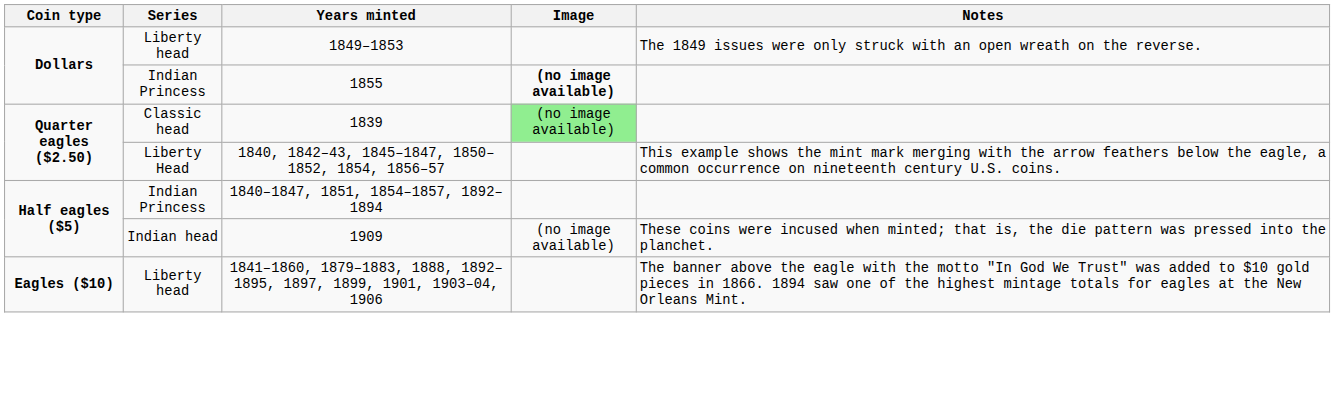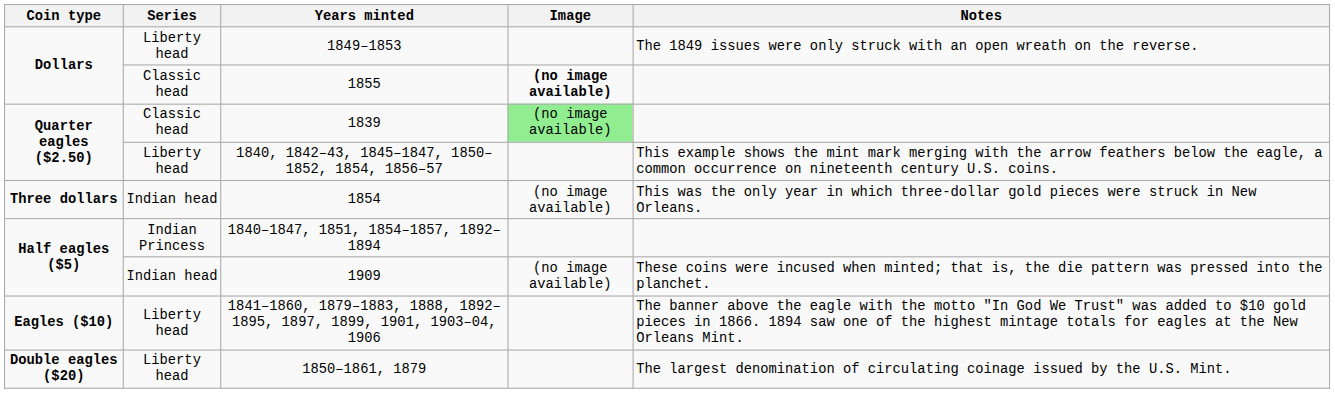(173, 85) Indian Princess -> (172, 85) Classic head
(173, 161) Liberty Head -> (172, 161) Liberty head
+ row: (364, 200)
+ row: (364, 369)
